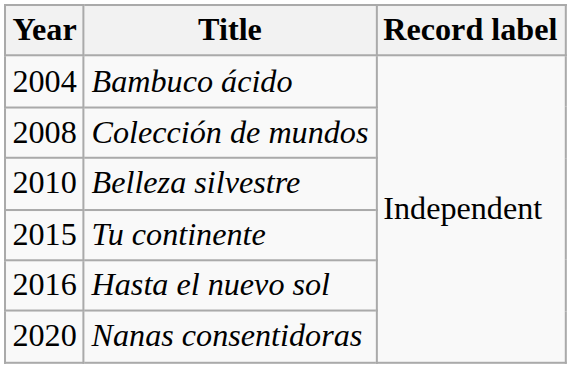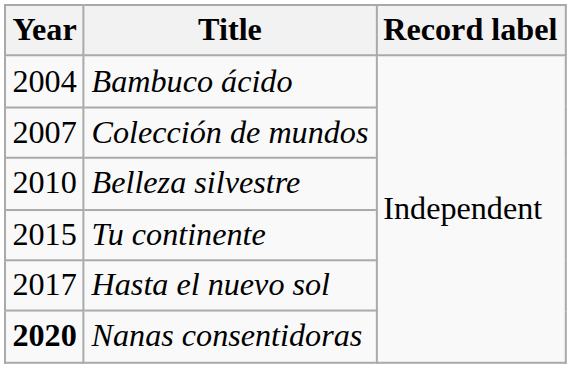(45, 132) 2008 -> (45, 132) 2007
(45, 285) 2016 -> (45, 285) 2017
(45, 336) normal -> (45, 336) bold
